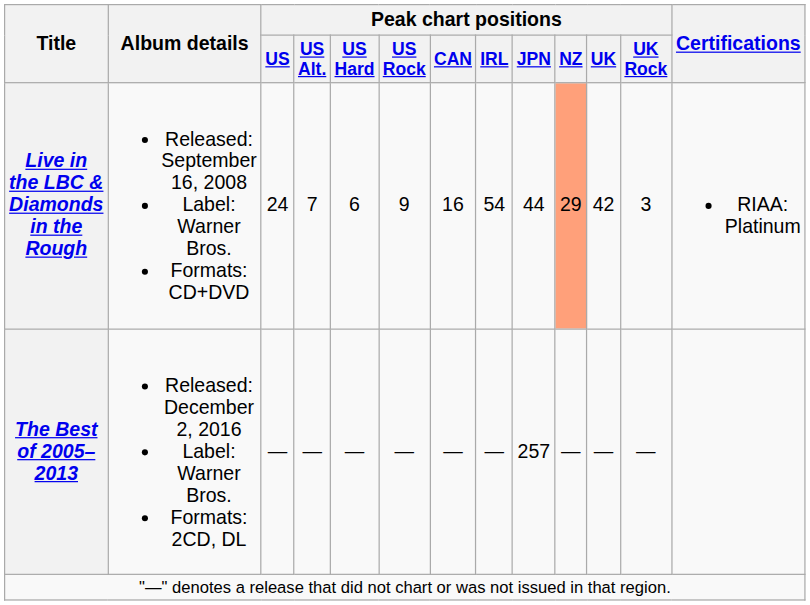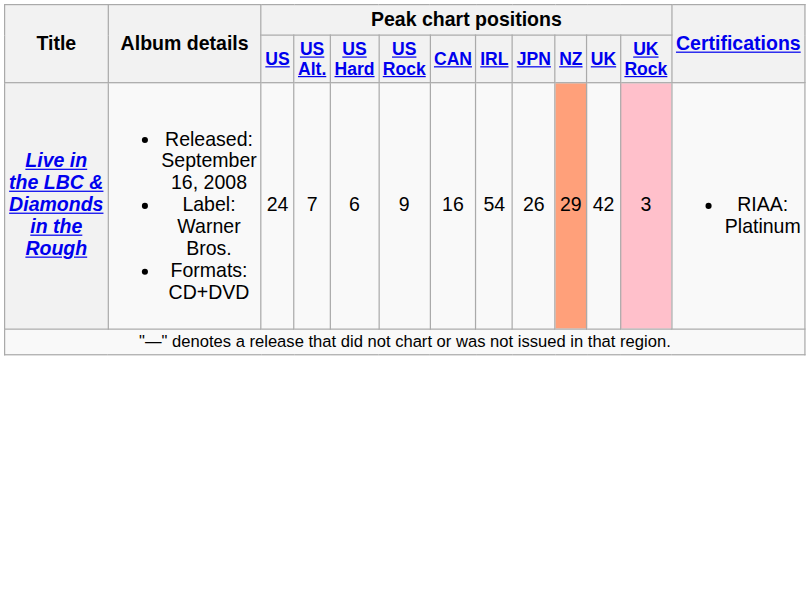(534, 205) 44 -> (534, 205) 26
(646, 205) no background -> (646, 205) pink background
- row: (56, 451)
